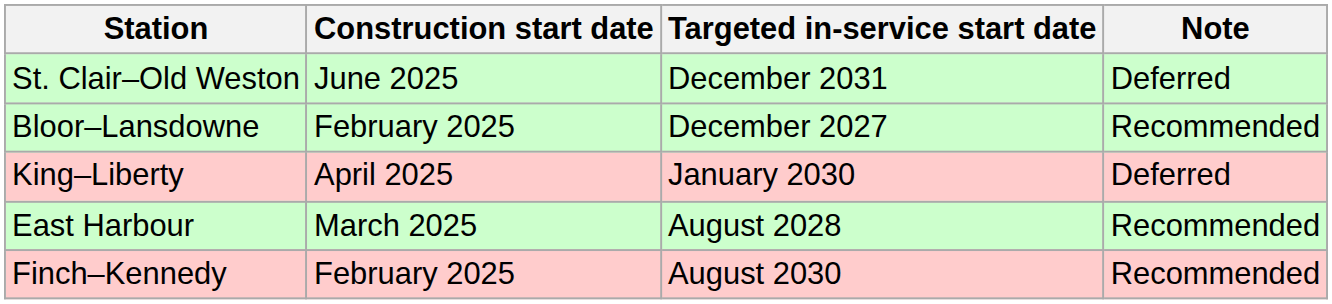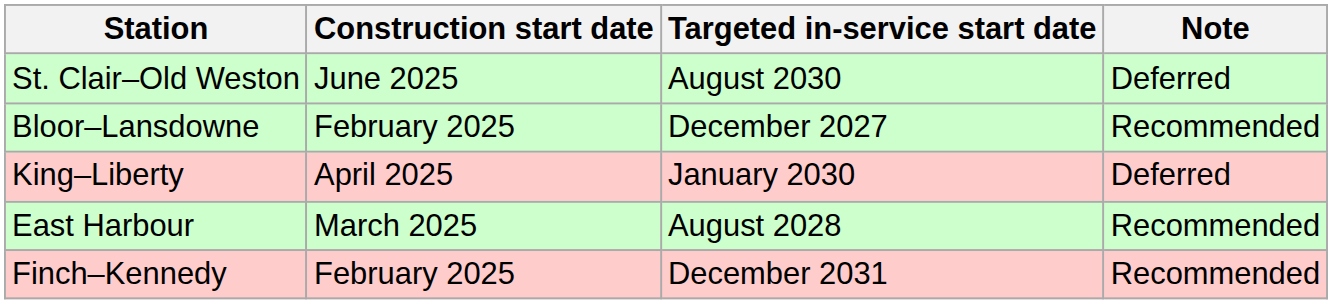(778, 77) December 2031 -> (755, 77) August 2030
(755, 273) August 2030 -> (778, 273) December 2031
